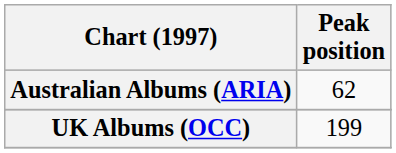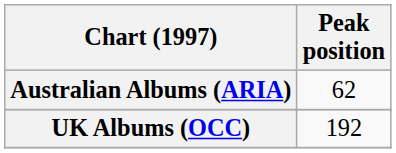(344, 128) 199 -> (344, 128) 192
